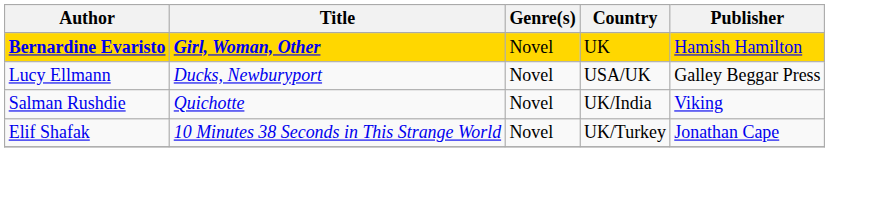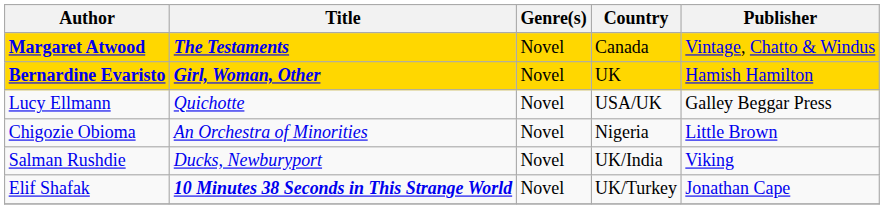+ row: (77, 47)
(248, 75) Ducks, Newburyport -> (209, 103) Quichotte
+ row: (72, 132)
(209, 103) Quichotte -> (248, 160) Ducks, Newburyport
(337, 132) normal -> (343, 189) bold
